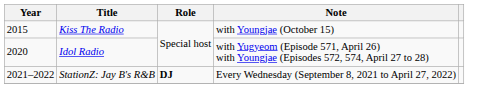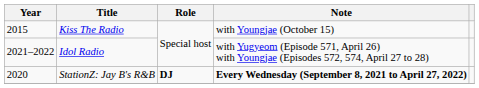(17, 52) 2020 -> (31, 52) 2021–2022
(31, 74) 2021–2022 -> (17, 74) 2020
(336, 74) normal -> (341, 74) bold
